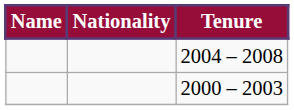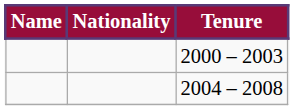rows swapped: (232, 88) <-> (232, 55)
